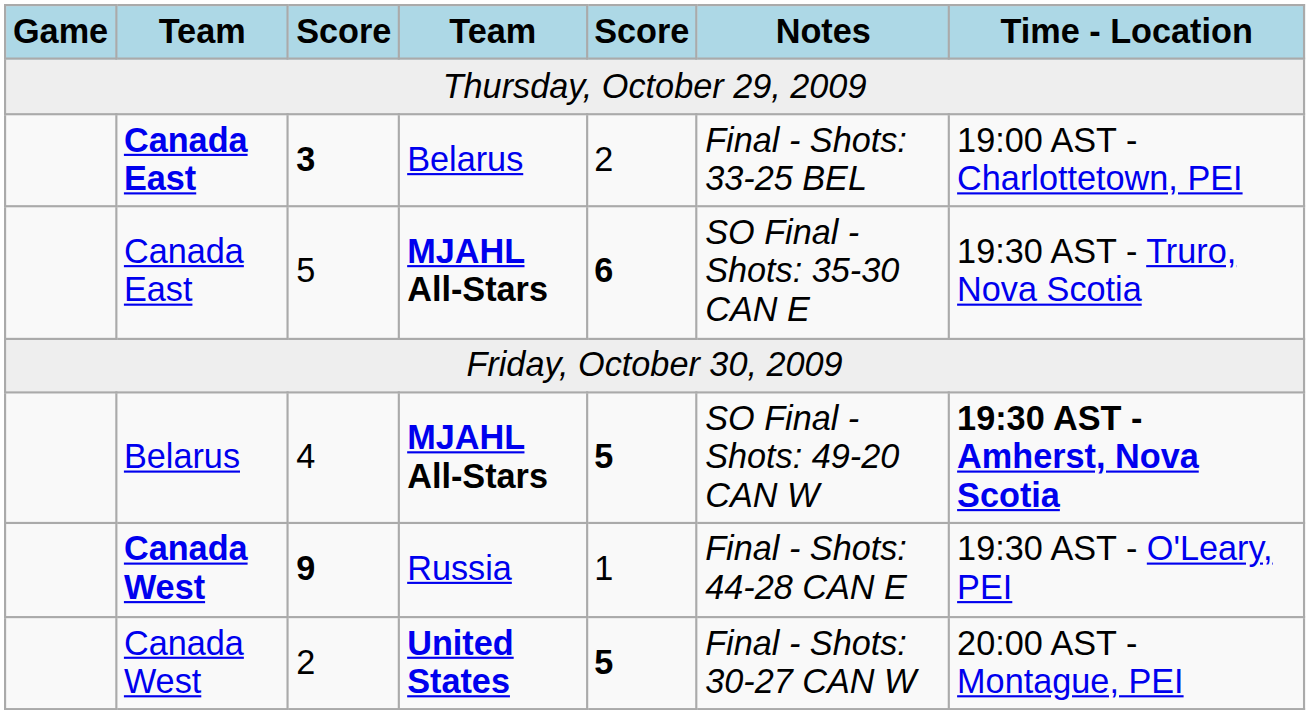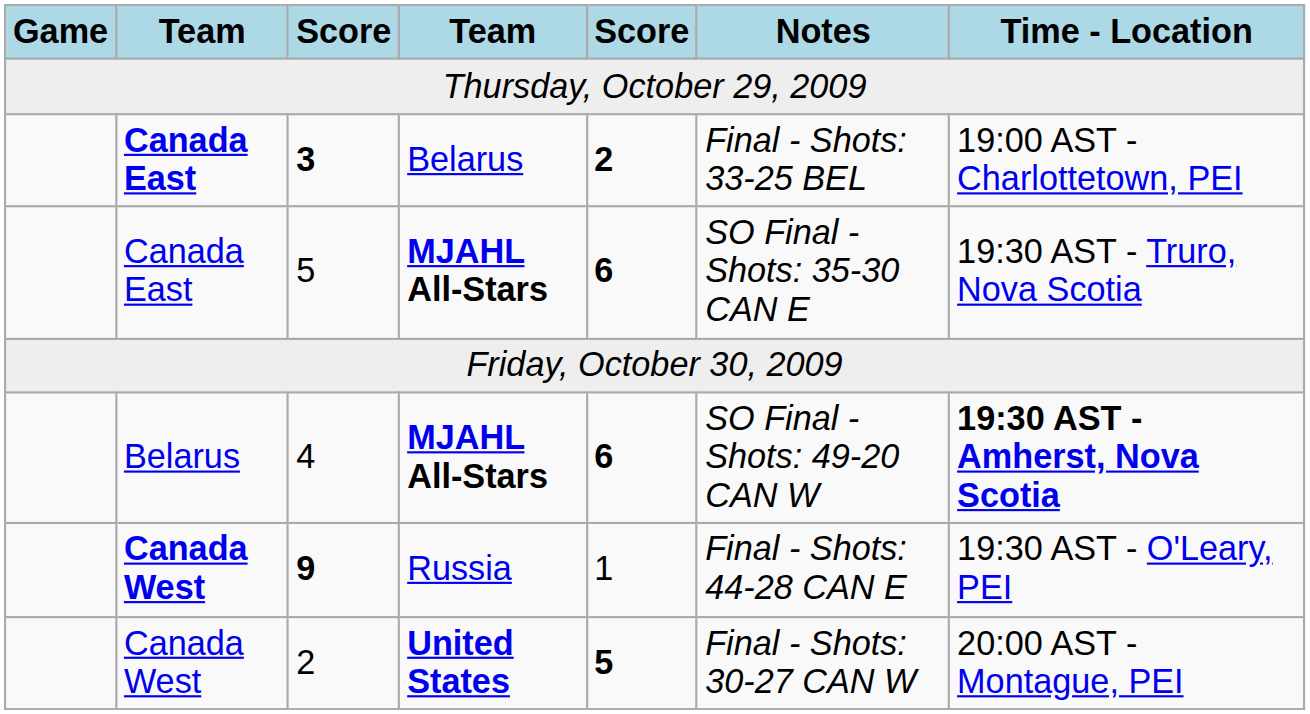(604, 159) normal -> (604, 159) bold
(604, 457) 5 -> (604, 457) 6
